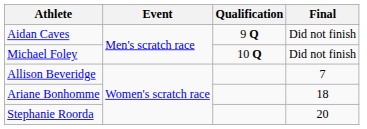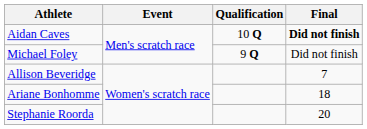(249, 34) 9 Q -> (249, 34) 10 Q
(323, 34) normal -> (324, 34) bold
(249, 54) 10 Q -> (249, 54) 9 Q
